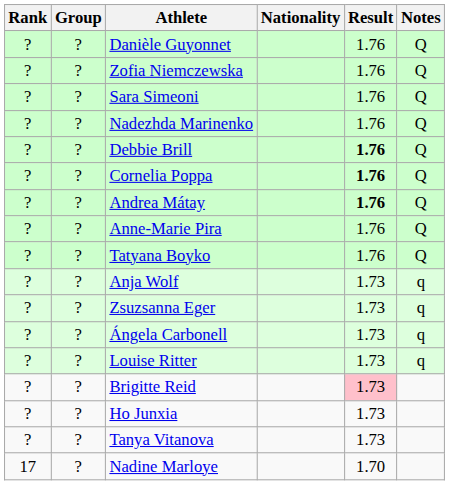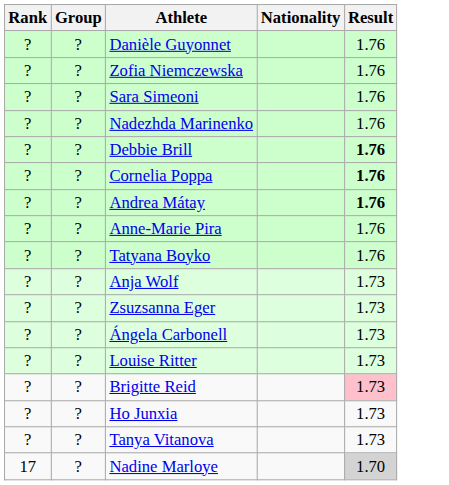- column: (421, 17)
(371, 466) no background -> (371, 466) lightgrey background
